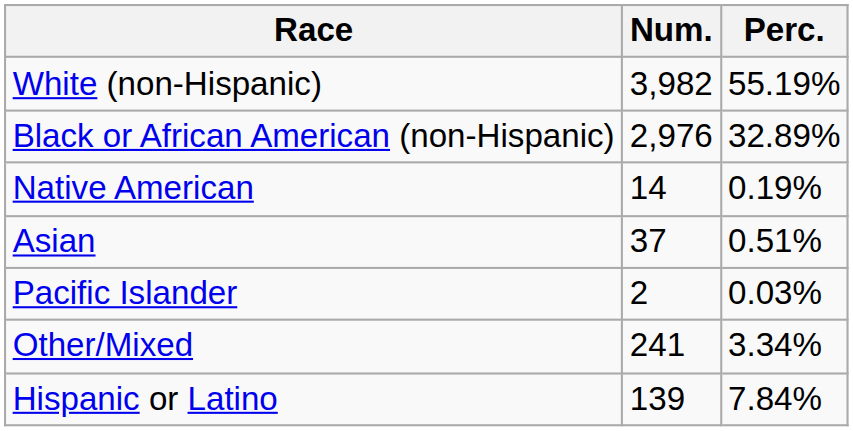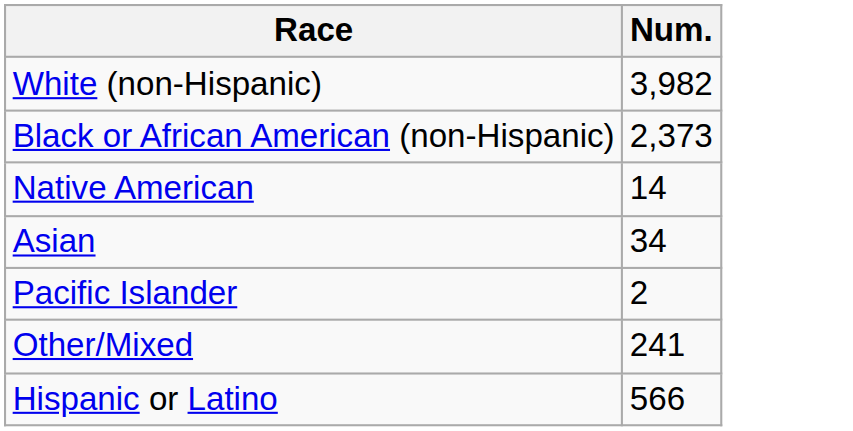- column: (784, 30)
(671, 135) 2,976 -> (671, 135) 2,373
(648, 240) 37 -> (648, 240) 34
(657, 398) 139 -> (657, 398) 566
